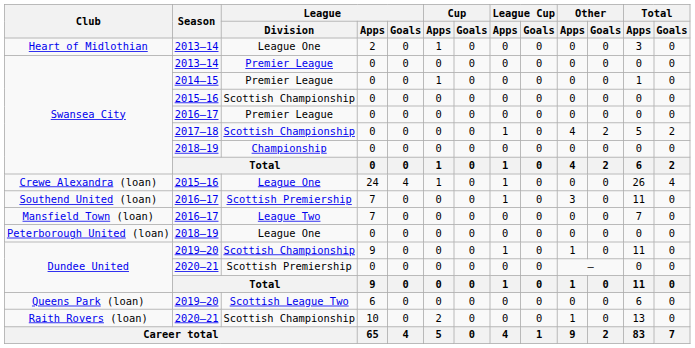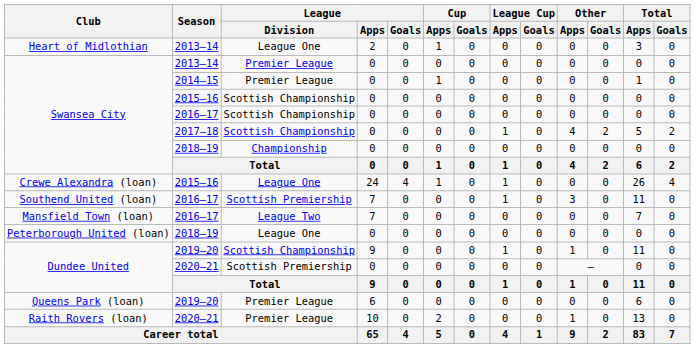(289, 115) Premier League -> (289, 115) Scottish Championship
(289, 301) Scottish League Two -> (289, 301) Premier League
(289, 318) Scottish Championship -> (289, 318) Premier League
